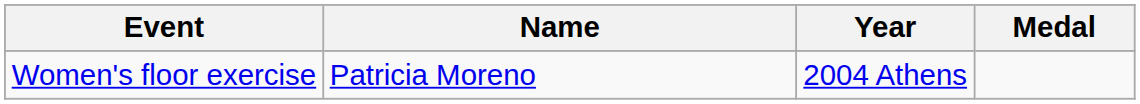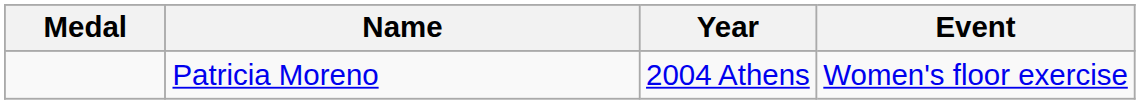columns swapped: (1054, 27) <-> (164, 27)
